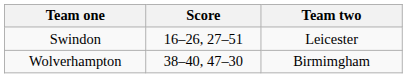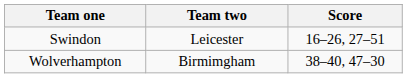columns swapped: (332, 15) <-> (203, 15)
